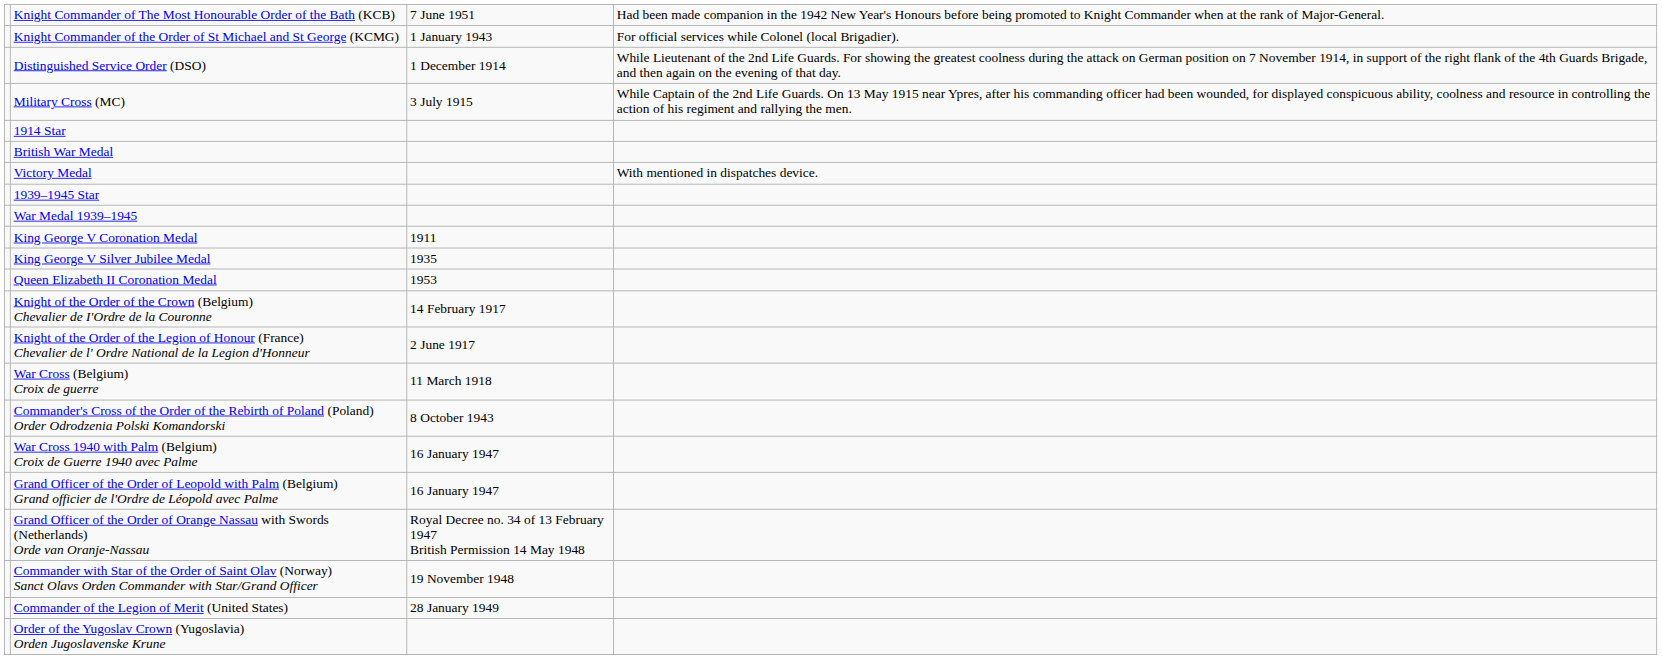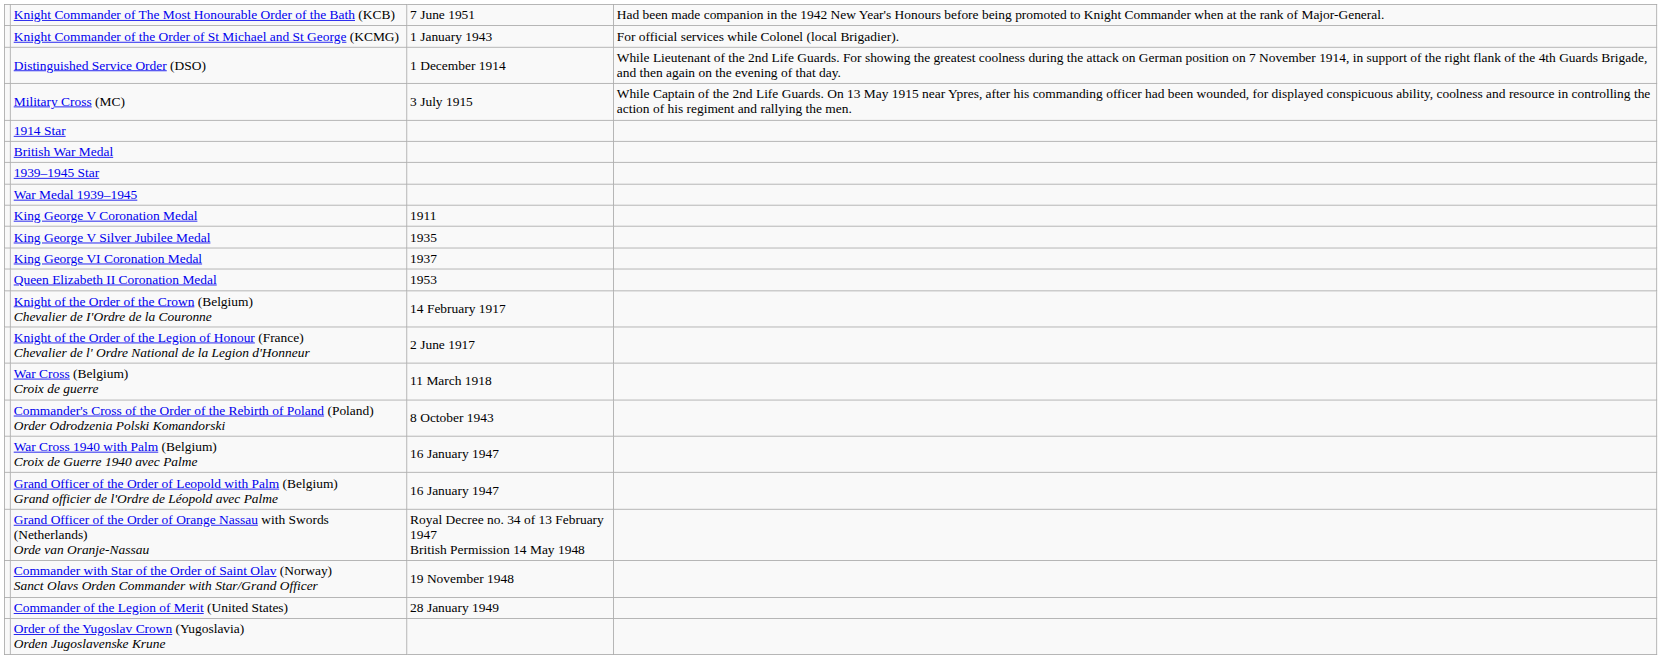- row: (53, 173)
+ row: (108, 258)
